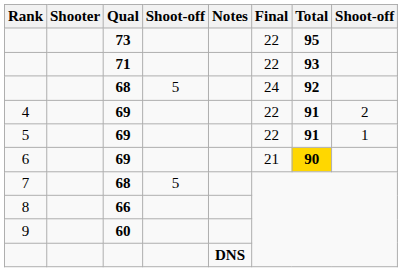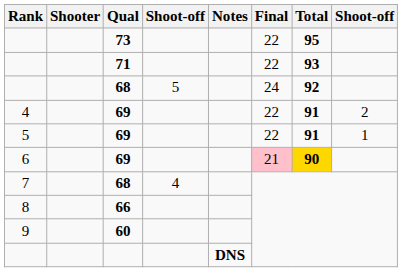(272, 159) no background -> (272, 159) pink background
(175, 183) 5 -> (175, 183) 4
